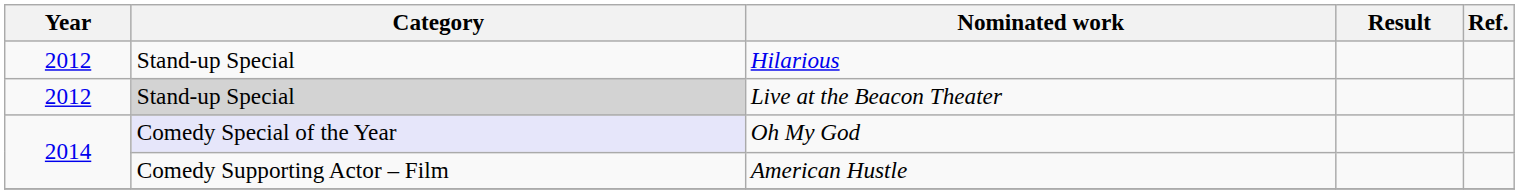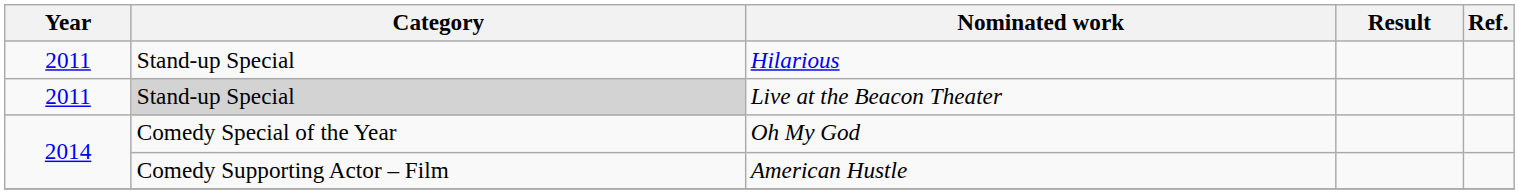(68, 59) 2012 -> (68, 59) 2011
(68, 96) 2012 -> (68, 96) 2011
(267, 133) lavender background -> (267, 133) no background
